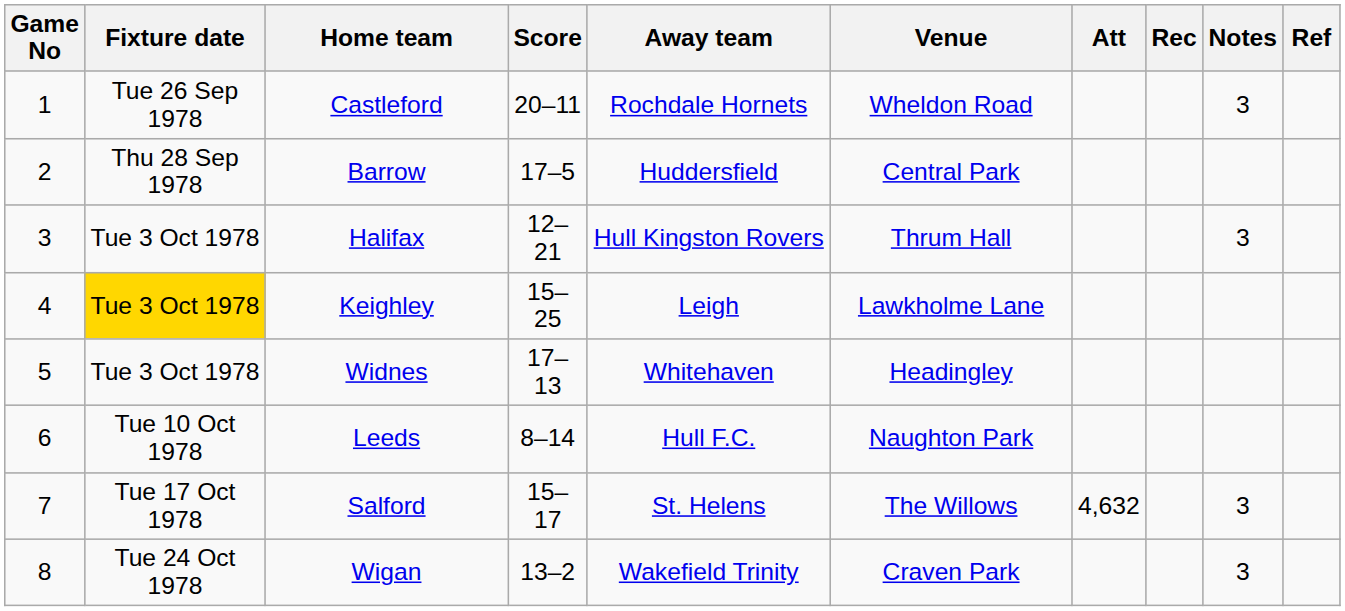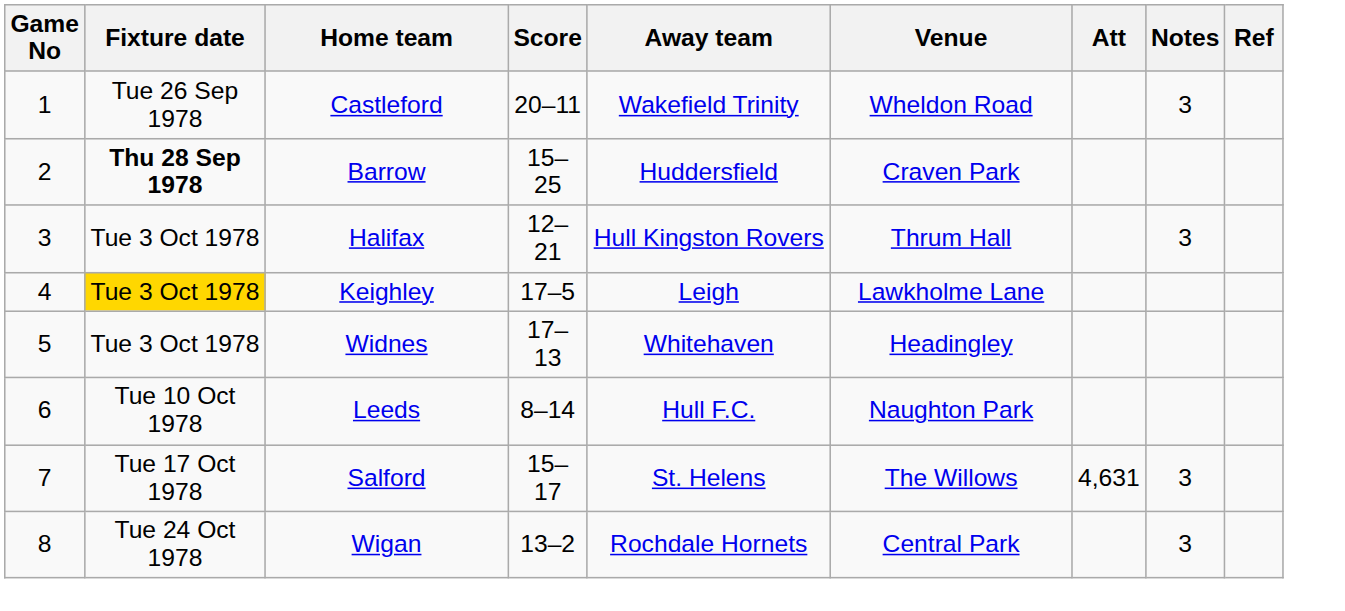- column: (1174, 37)
(709, 104) Rochdale Hornets -> (709, 104) Wakefield Trinity
(175, 171) normal -> (175, 171) bold
(548, 171) 17–5 -> (548, 171) 15–25
(951, 171) Central Park -> (951, 171) Craven Park
(548, 305) 15–25 -> (548, 291) 17–5
(1109, 505) 4,632 -> (1109, 477) 4,631
(709, 572) Wakefield Trinity -> (709, 544) Rochdale Hornets
(951, 572) Craven Park -> (951, 544) Central Park
